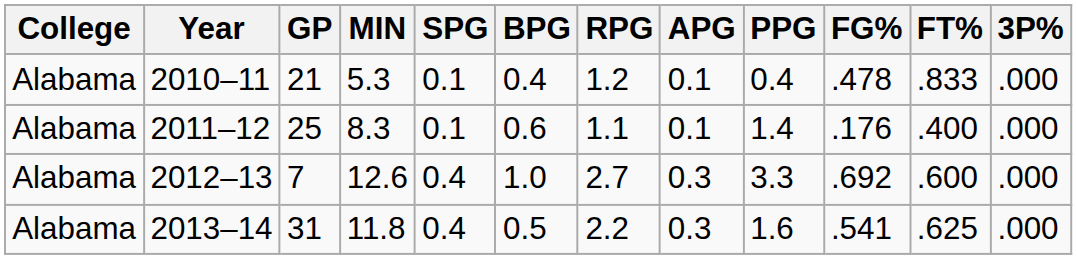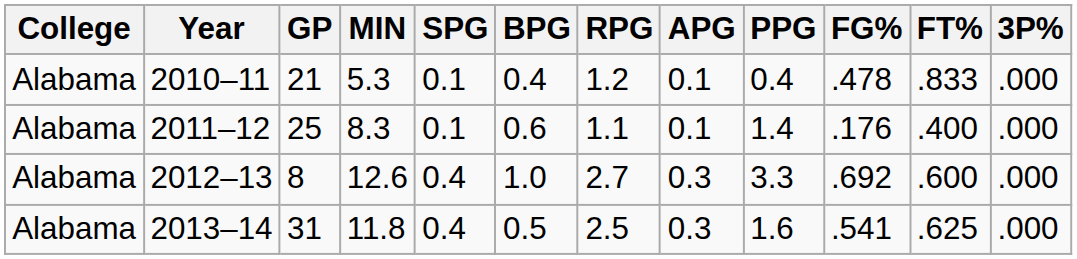(296, 178) 7 -> (296, 178) 8
(607, 228) 2.2 -> (607, 228) 2.5
